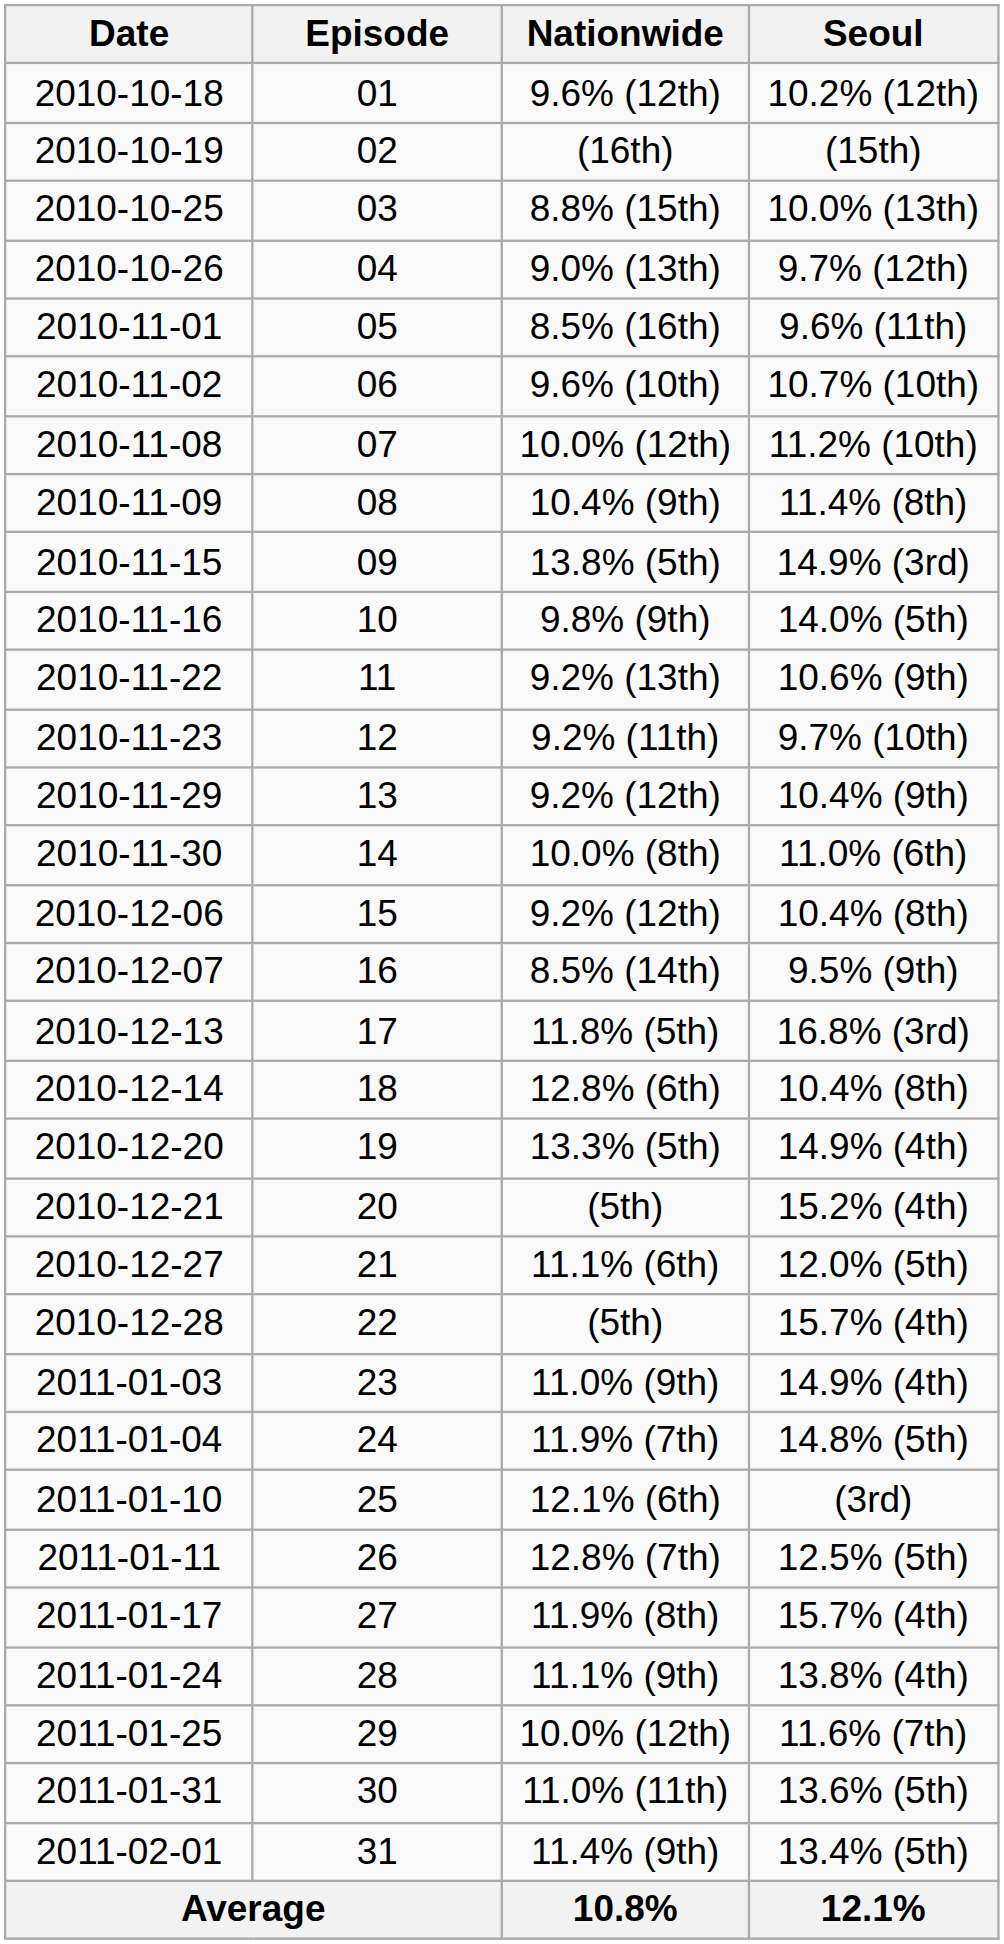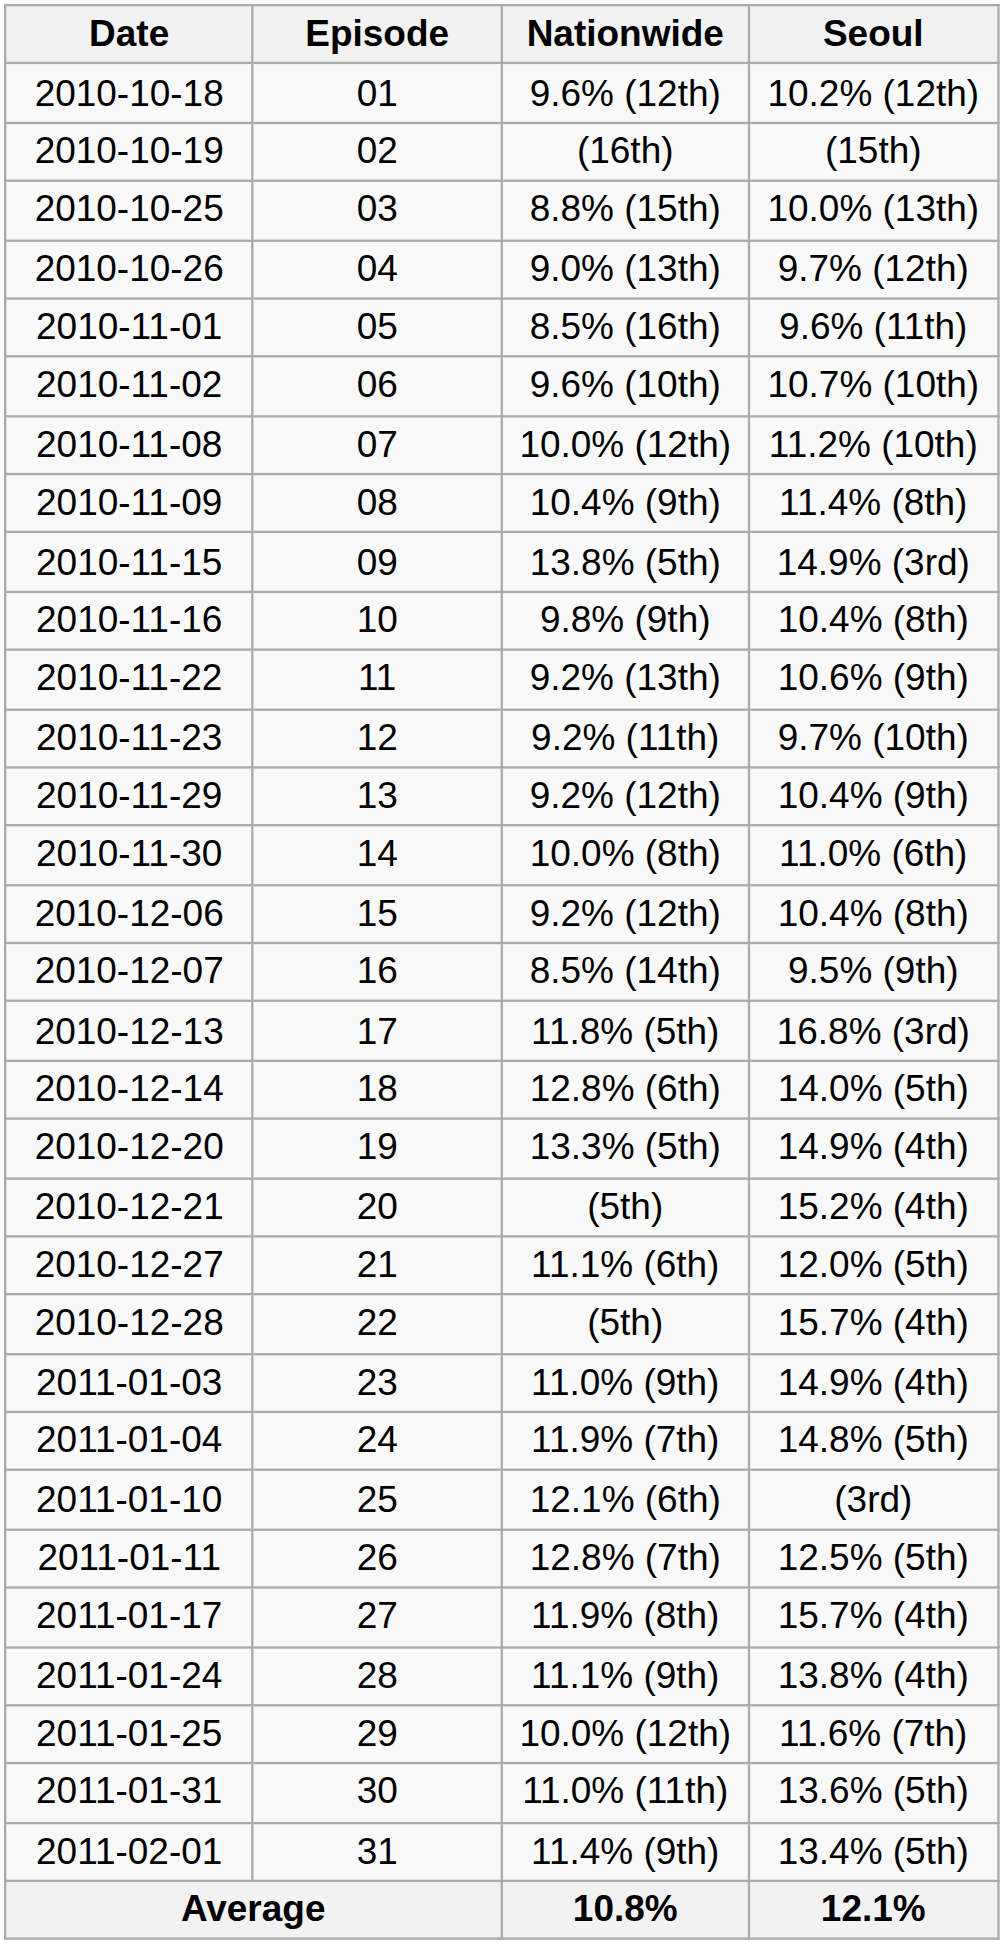(873, 619) 14.0% (5th) -> (873, 619) 10.4% (8th)
(873, 1088) 10.4% (8th) -> (873, 1088) 14.0% (5th)
